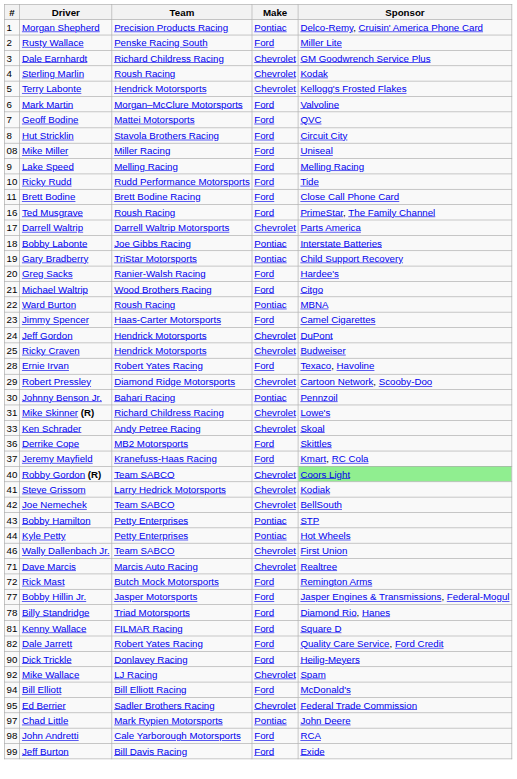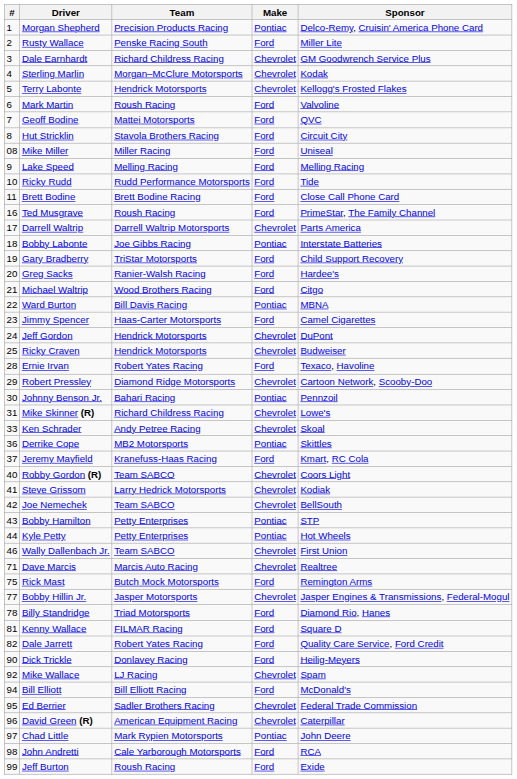(145, 74) Roush Racing -> (178, 74) Morgan–McClure Motorsports
(178, 105) Morgan–McClure Motorsports -> (145, 105) Roush Racing
(270, 259) Pontiac -> (264, 259) Ford
(145, 305) Roush Racing -> (151, 305) Bill Davis Racing
(264, 443) Ford -> (270, 443) Pontiac
(325, 474) lightgreen background -> (325, 474) no background
(12, 582) 72 -> (12, 582) 75
(264, 597) Ford -> (275, 597) Chevrolet
+ row: (57, 721)
(151, 751) Bill Davis Racing -> (145, 767) Roush Racing
